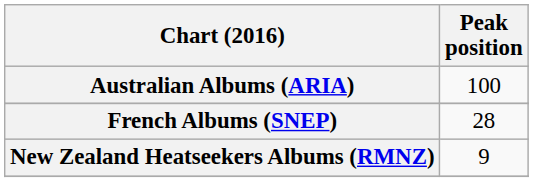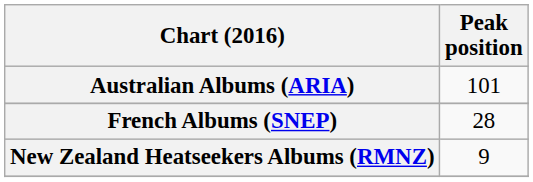(484, 84) 100 -> (484, 84) 101
